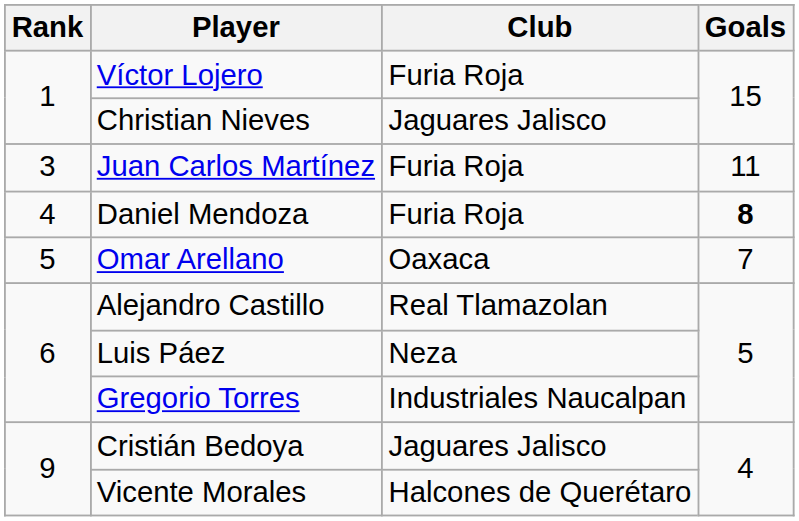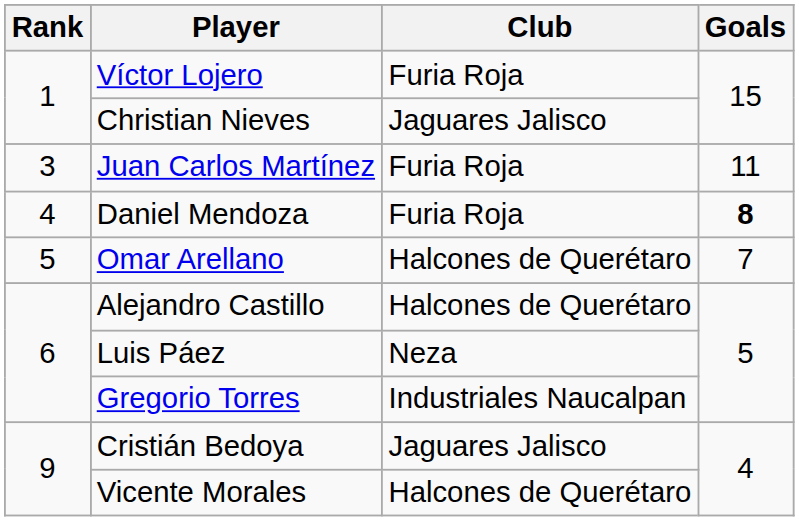(439, 259) Oaxaca -> (540, 259) Halcones de Querétaro
(498, 306) Real Tlamazolan -> (540, 306) Halcones de Querétaro
